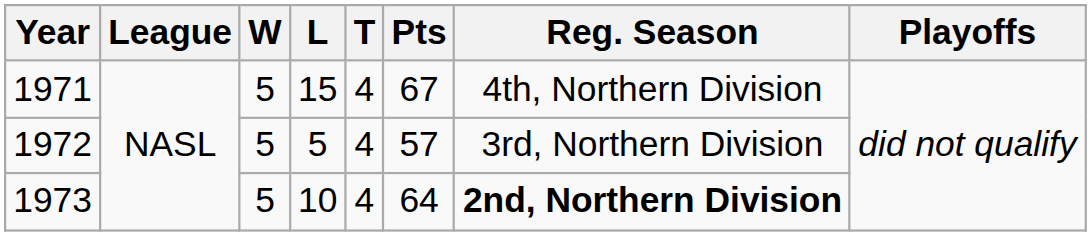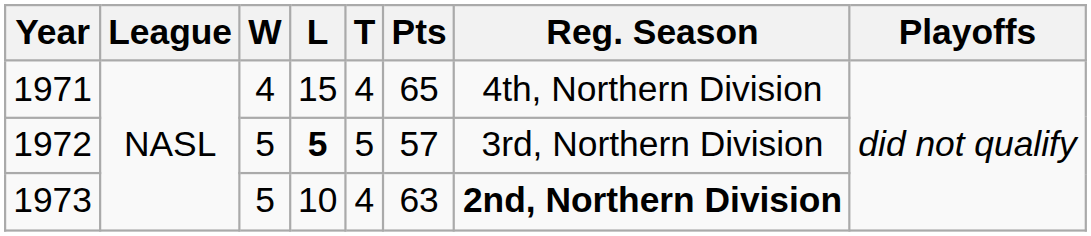(265, 88) 5 -> (265, 88) 4
(419, 88) 67 -> (419, 88) 65
(318, 144) normal -> (318, 144) bold
(364, 144) 4 -> (364, 144) 5
(419, 200) 64 -> (419, 200) 63
